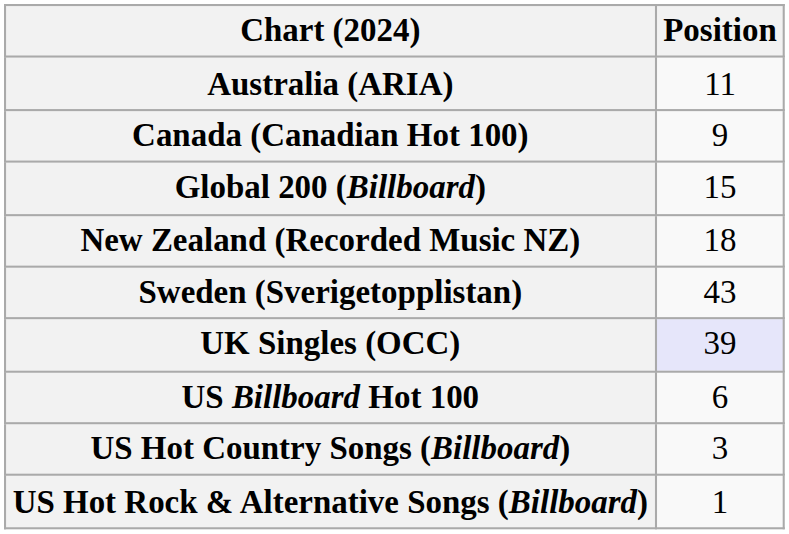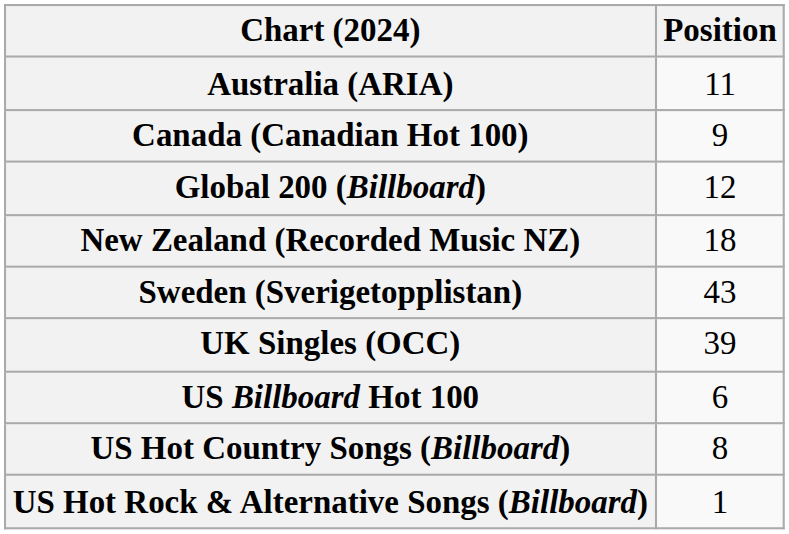(720, 187) 15 -> (720, 187) 12
(720, 344) lavender background -> (720, 344) no background
(720, 448) 3 -> (720, 448) 8
